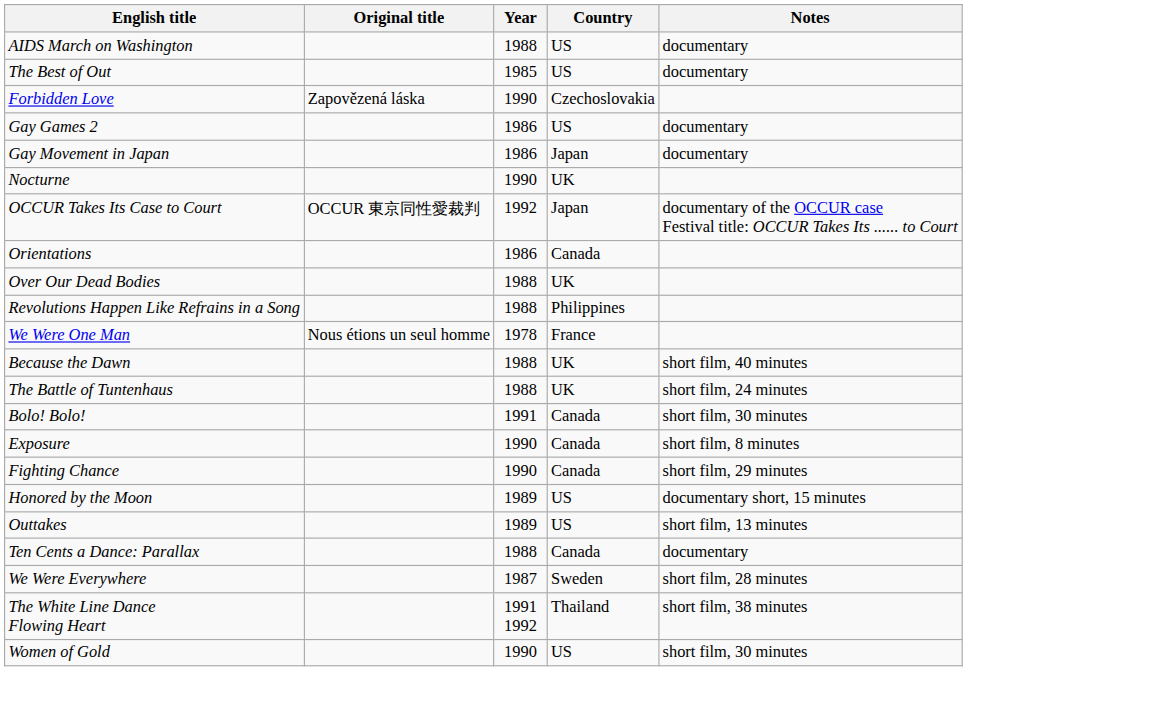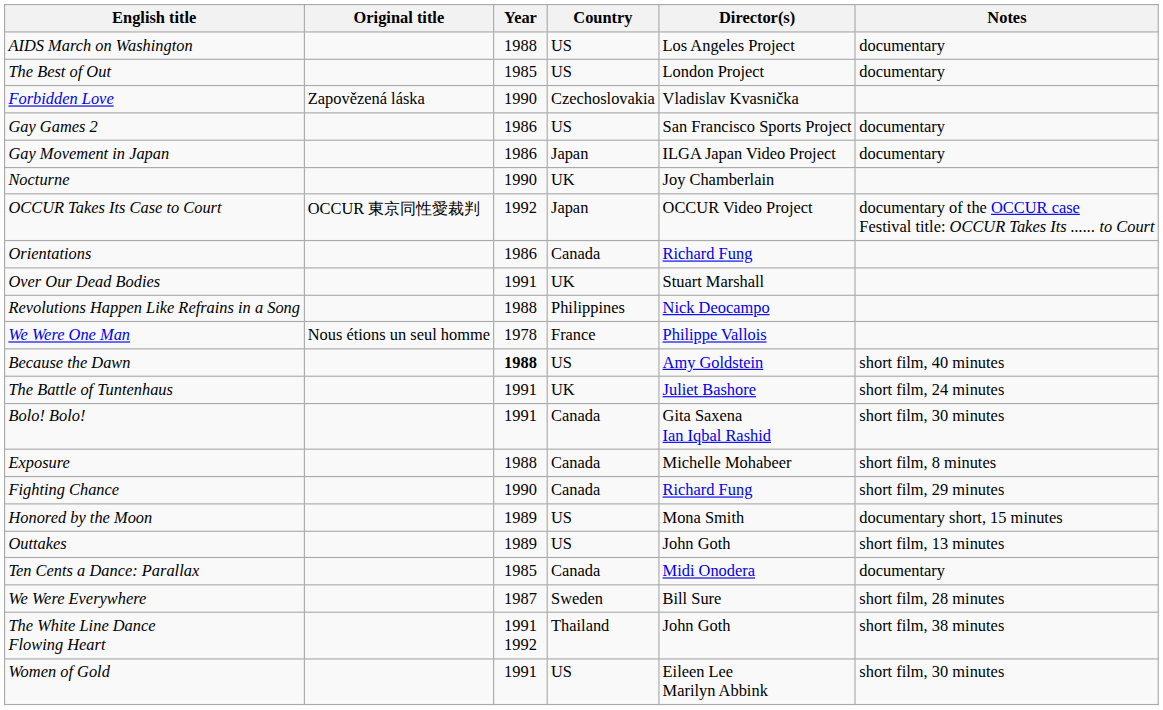+ column: (757, 18)
(521, 281) 1988 -> (521, 281) 1991
(521, 362) normal -> (521, 362) bold
(563, 362) UK -> (561, 362) US
(521, 389) 1988 -> (521, 389) 1991
(521, 443) 1990 -> (521, 463) 1988
(521, 552) 1988 -> (521, 571) 1985
(521, 652) 1990 -> (521, 672) 1991
